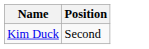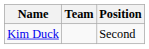+ column: (79, 14)
